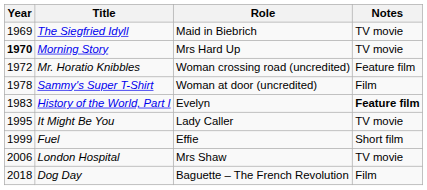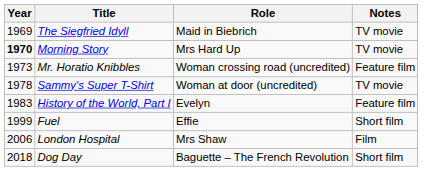(20, 67) 1972 -> (20, 67) 1973
(366, 85) Film -> (379, 85) TV movie
(387, 103) bold -> (385, 103) normal
- row: (76, 121)
(379, 157) TV movie -> (366, 139) Film
(366, 175) Film -> (379, 157) Short film
